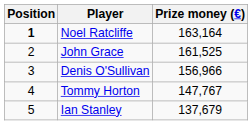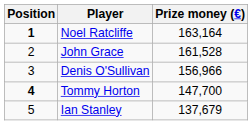(200, 52) 161,525 -> (200, 52) 161,528
(31, 91) normal -> (31, 91) bold
(200, 91) 147,767 -> (200, 91) 147,700
